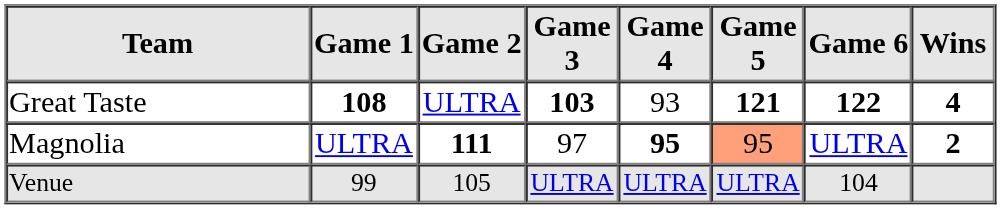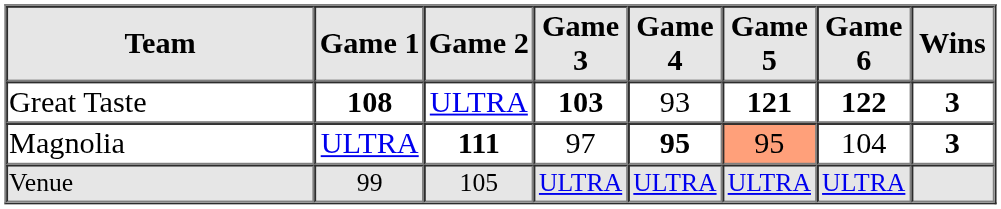(953, 101) 4 -> (952, 101) 3
(858, 143) ULTRA -> (864, 143) 104
(953, 143) 2 -> (952, 143) 3
(858, 183) 104 -> (864, 183) ULTRA
